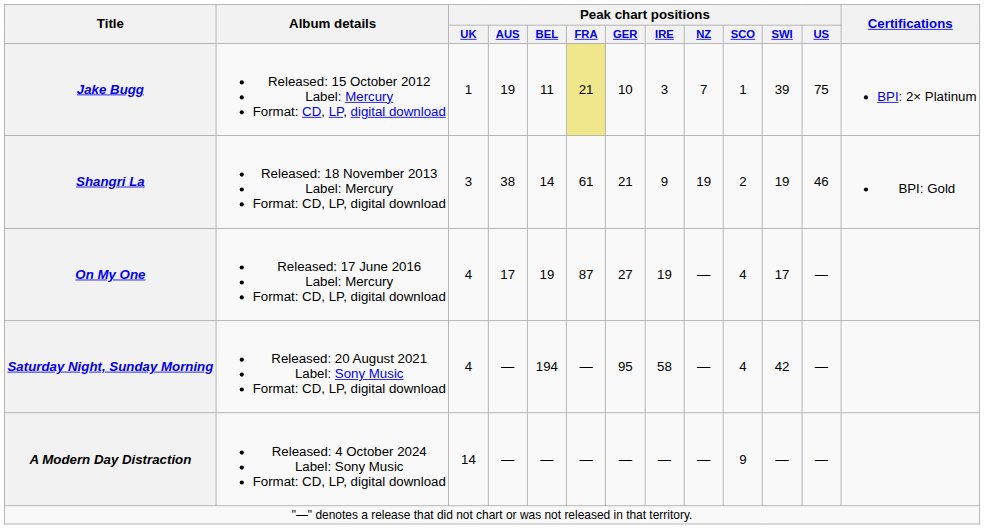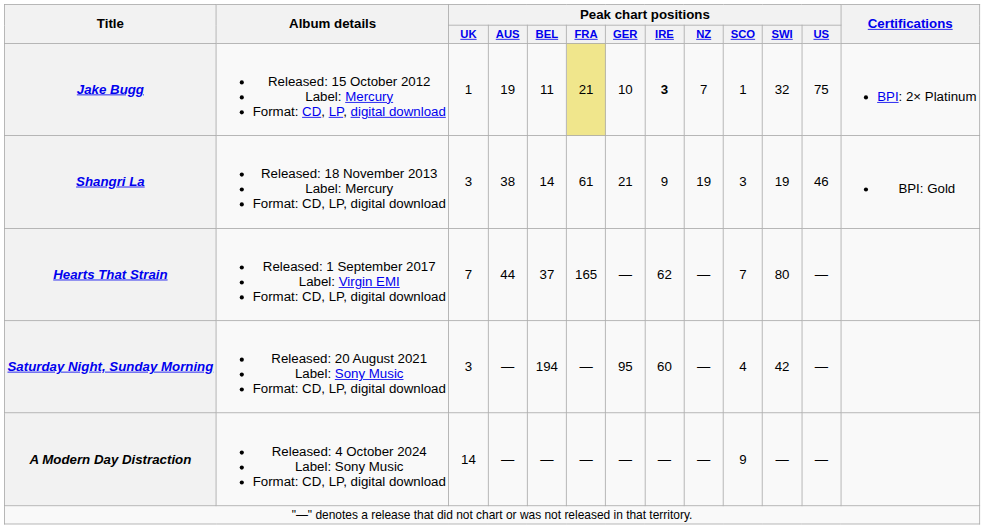(664, 89) normal -> (664, 89) bold
(782, 89) 39 -> (782, 89) 32
(743, 182) 2 -> (743, 182) 3
- row: (110, 274)
+ row: (110, 274)
(468, 366) 4 -> (468, 366) 3
(664, 366) 58 -> (664, 366) 60
